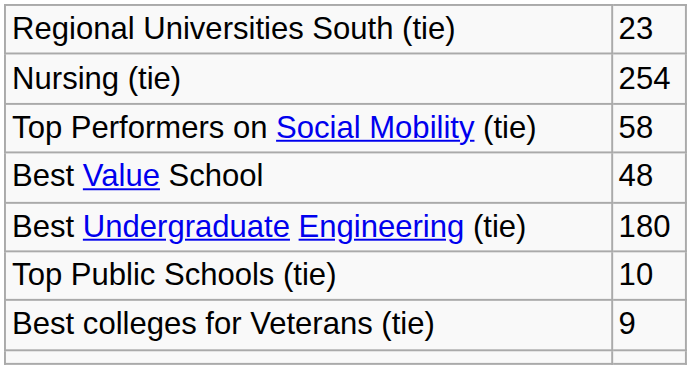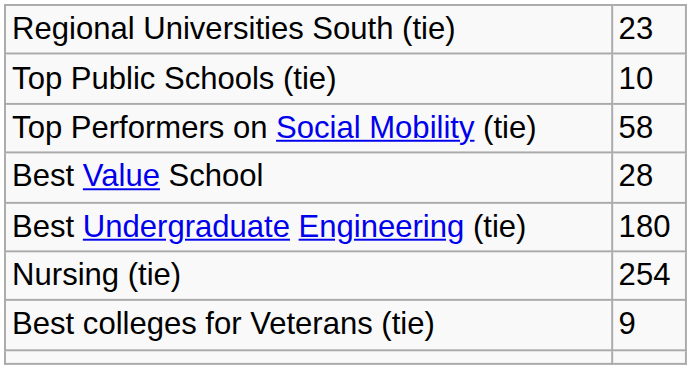rows swapped: (174, 275) <-> (97, 78)
(636, 176) 48 -> (636, 176) 28
